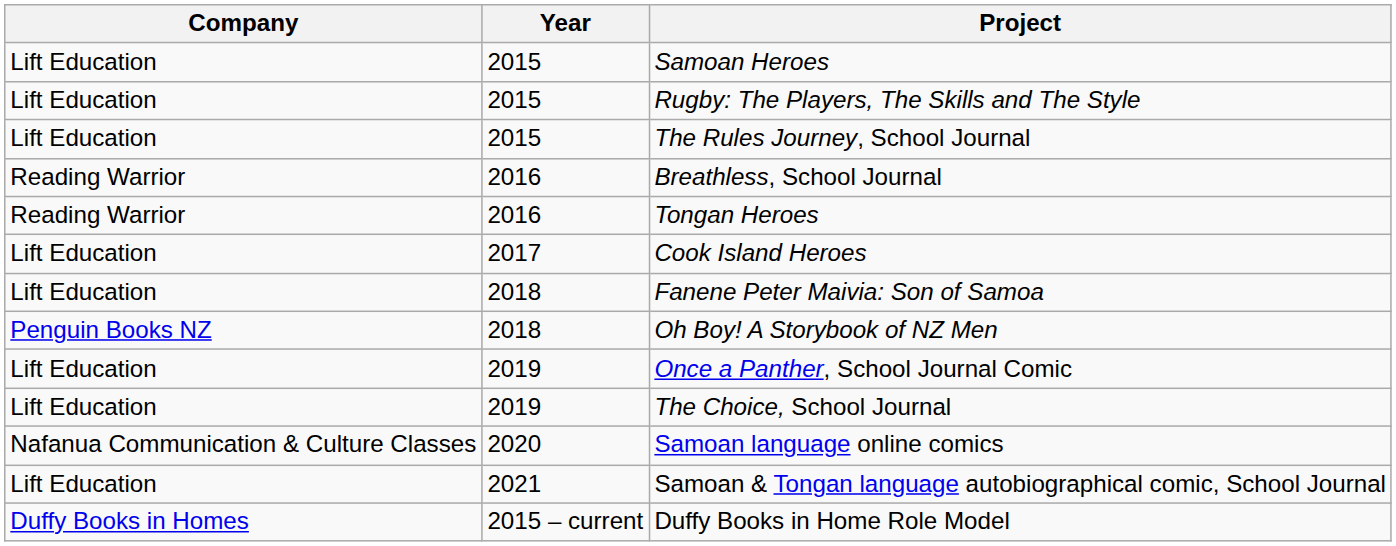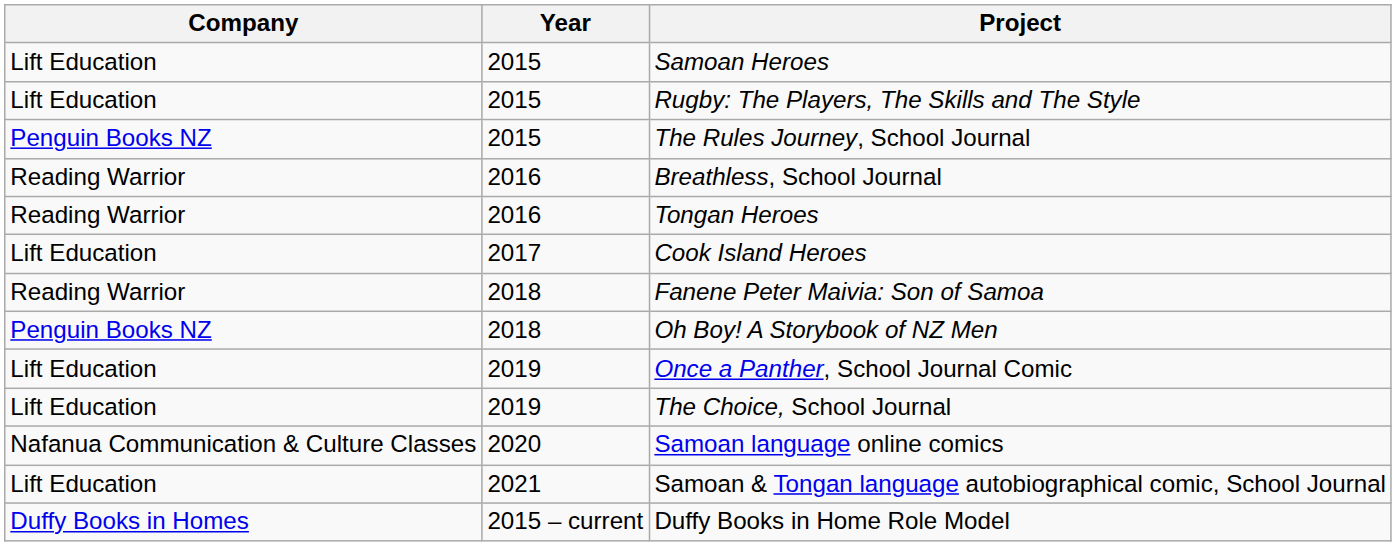(84, 138) Lift Education -> (111, 138) Penguin Books NZ
(84, 291) Lift Education -> (98, 291) Reading Warrior
